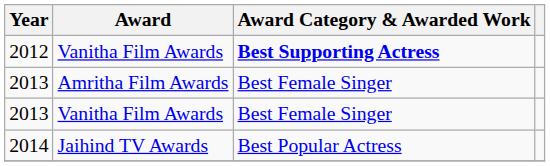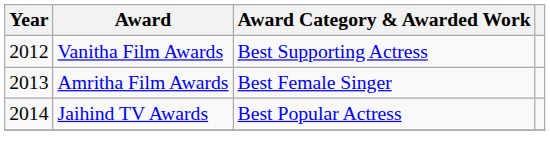(339, 51) bold -> (333, 51) normal
- row: (29, 113)
